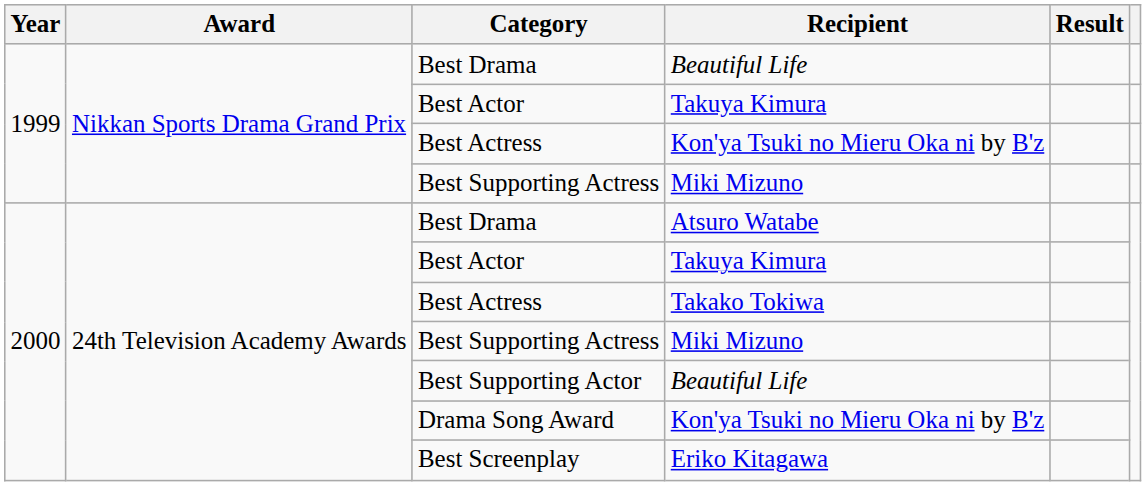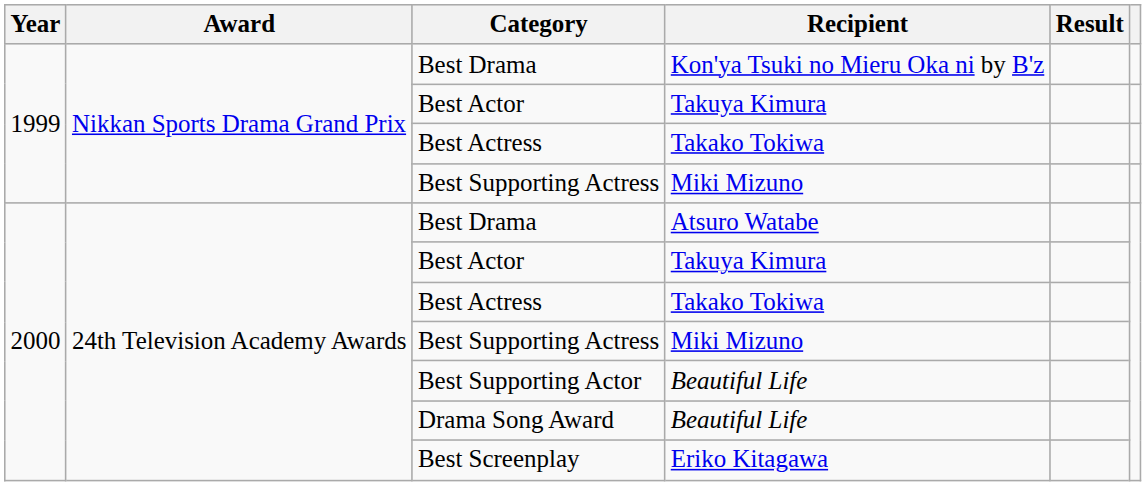(739, 63) Beautiful Life -> (858, 63) Kon'ya Tsuki no Mieru Oka ni by B'z
(858, 143) Kon'ya Tsuki no Mieru Oka ni by B'z -> (747, 143) Takako Tokiwa
(858, 420) Kon'ya Tsuki no Mieru Oka ni by B'z -> (739, 420) Beautiful Life
